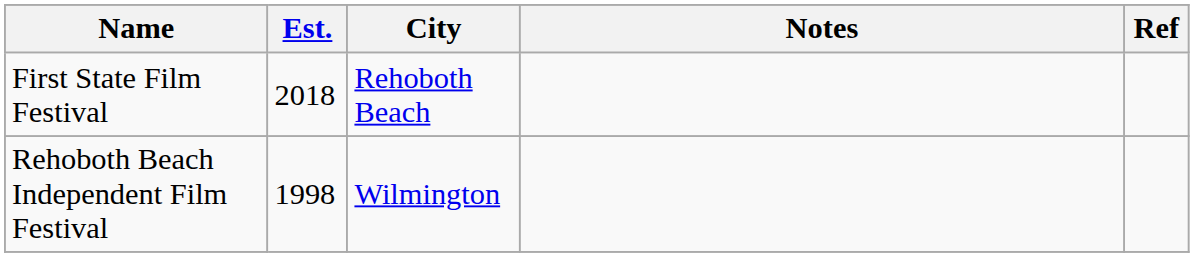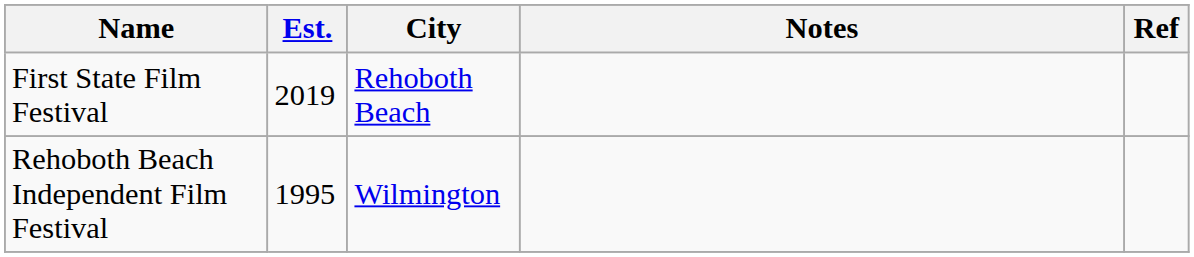(305, 93) 2018 -> (305, 93) 2019
(305, 193) 1998 -> (305, 193) 1995
